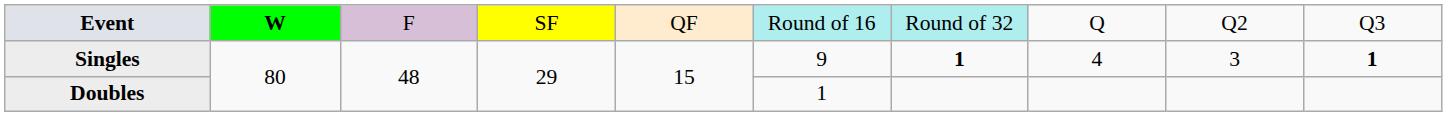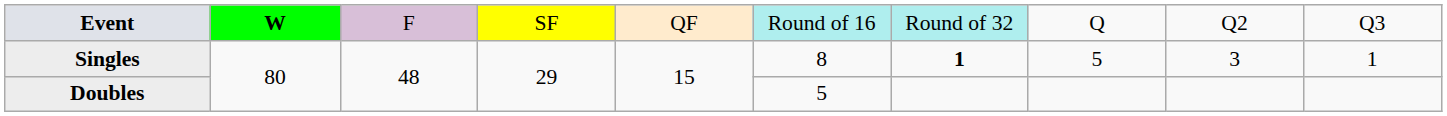(822, 58) 9 -> (822, 58) 8
(1097, 58) 4 -> (1097, 58) 5
(1372, 58) bold -> (1372, 58) normal
(822, 93) 1 -> (822, 93) 5
